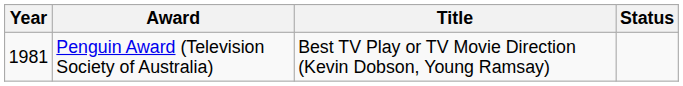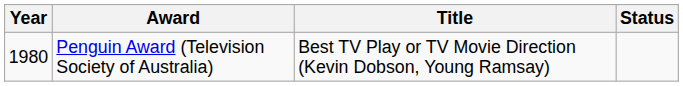(28, 56) 1981 -> (28, 56) 1980
